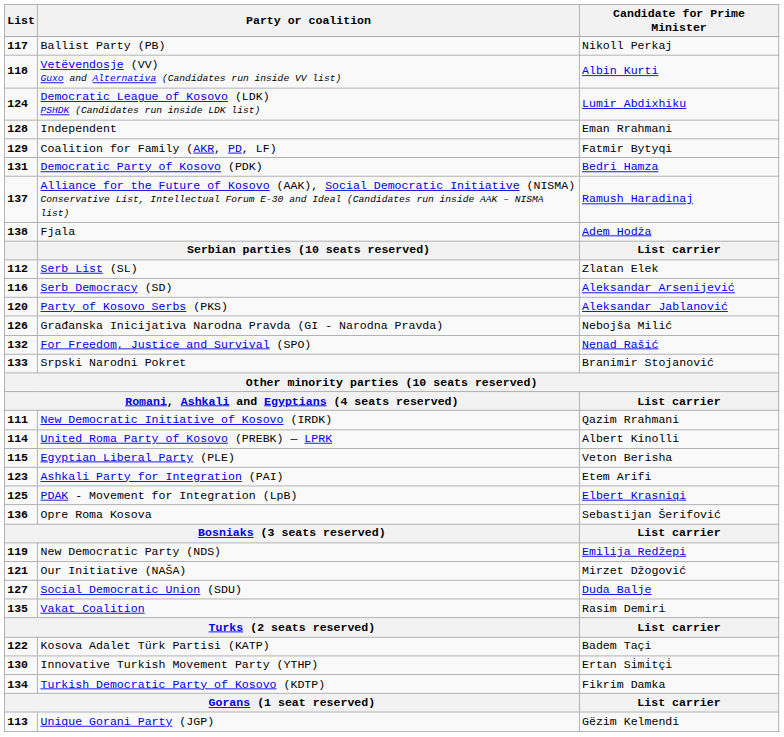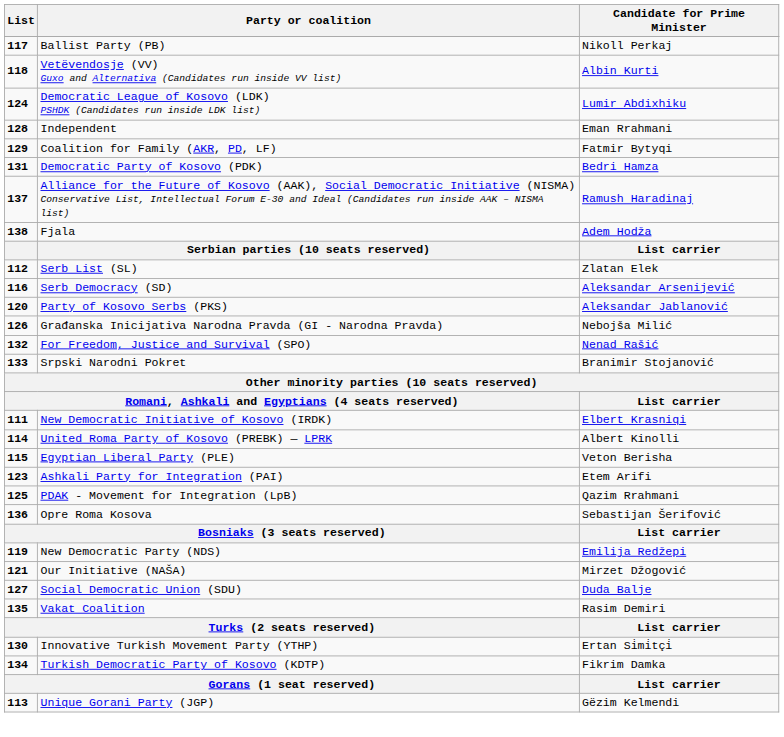(631, 420) Qazim Rrahmani -> (634, 420) Elbert Krasniqi
(634, 495) Elbert Krasniqi -> (631, 495) Qazim Rrahmani
- row: (155, 646)
